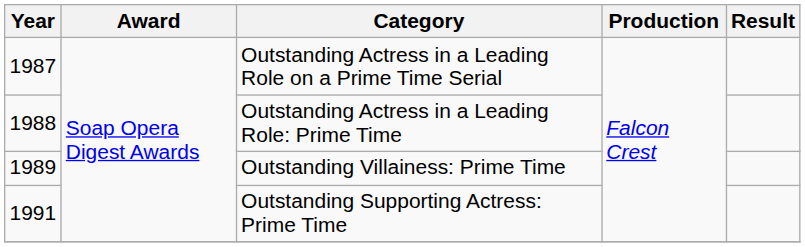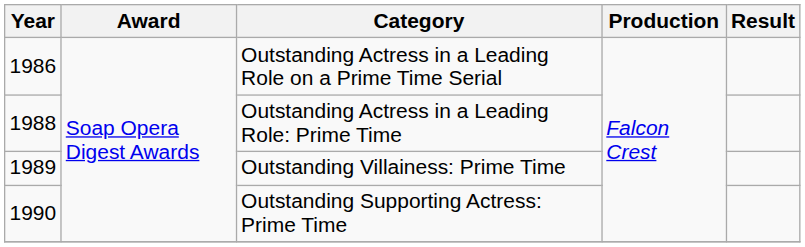(33, 66) 1987 -> (33, 66) 1986
(33, 213) 1991 -> (33, 213) 1990
